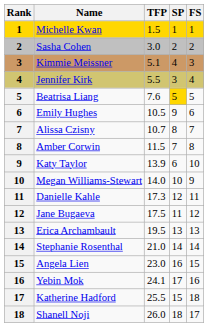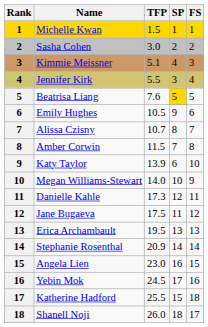(156, 247) 21.0 -> (156, 247) 20.9
(156, 280) 24.1 -> (156, 280) 24.5
